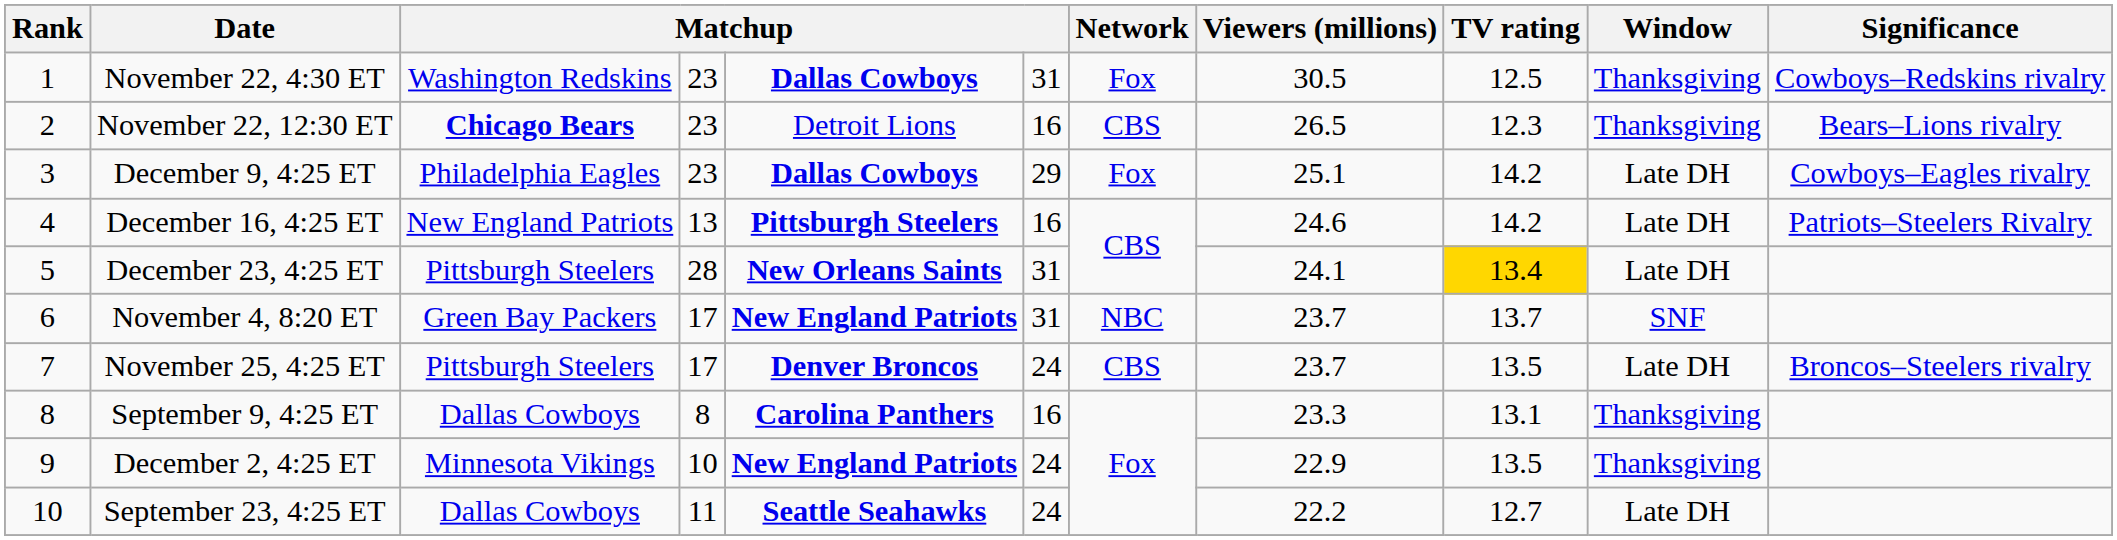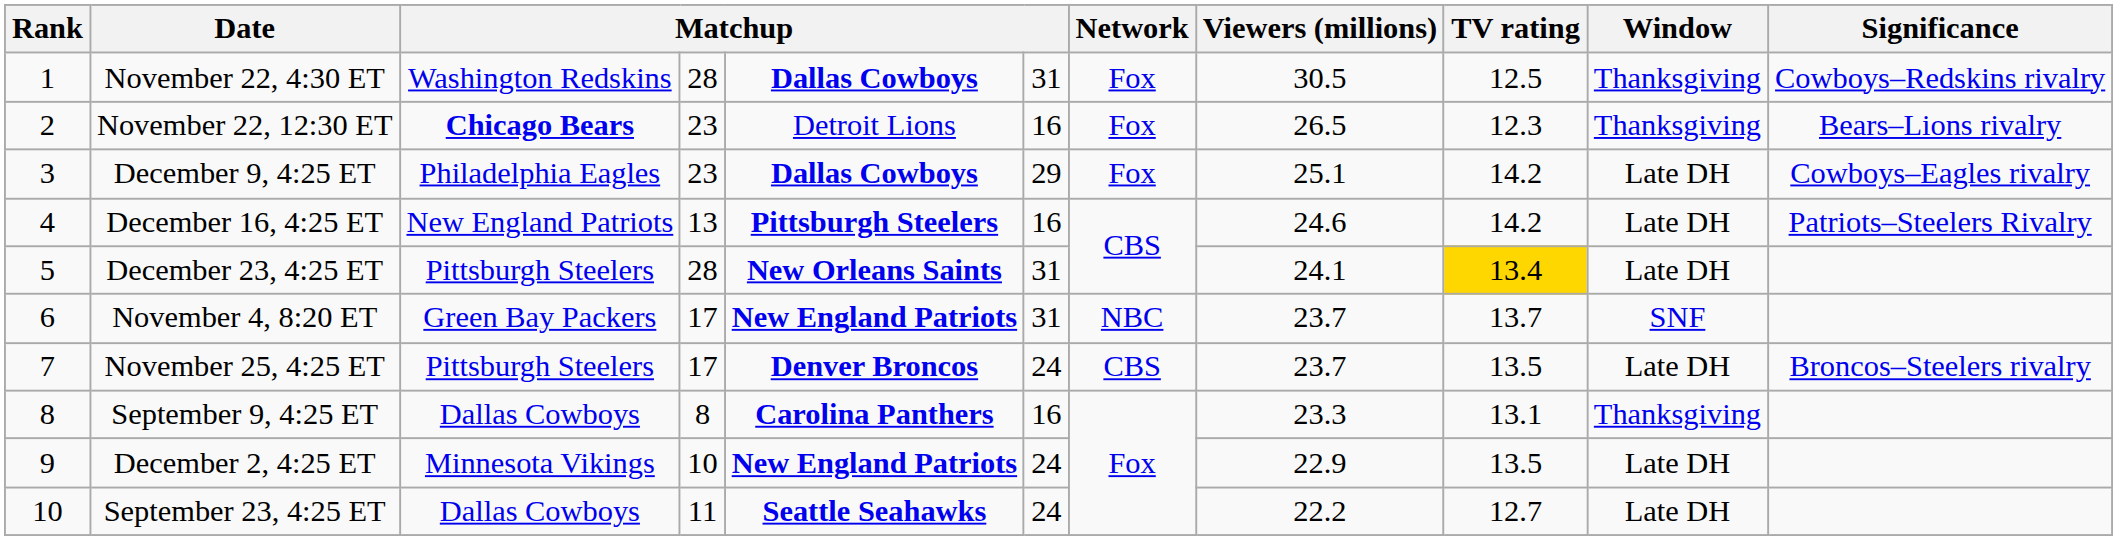(702, 76) 23 -> (702, 76) 28
(1132, 125) CBS -> (1132, 125) Fox
(1677, 462) Thanksgiving -> (1677, 462) Late DH
